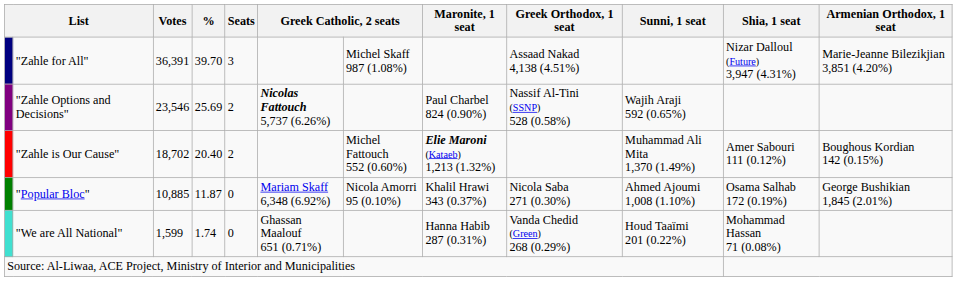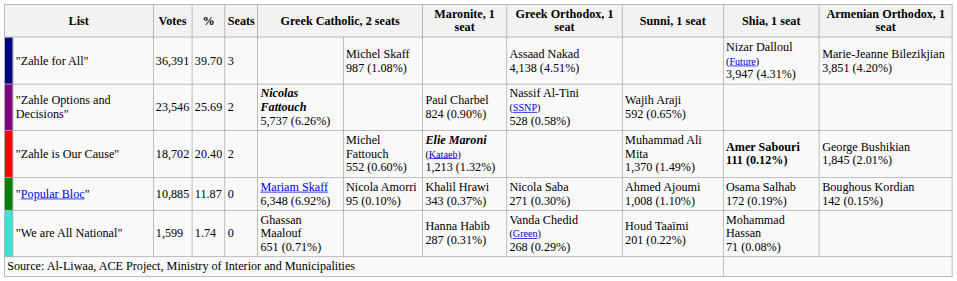(760, 154) normal -> (763, 154) bold
(868, 154) Boughous Kordian 142 (0.15%) -> (866, 154) George Bushikian 1,845 (2.01%)
(866, 193) George Bushikian 1,845 (2.01%) -> (868, 193) Boughous Kordian 142 (0.15%)
